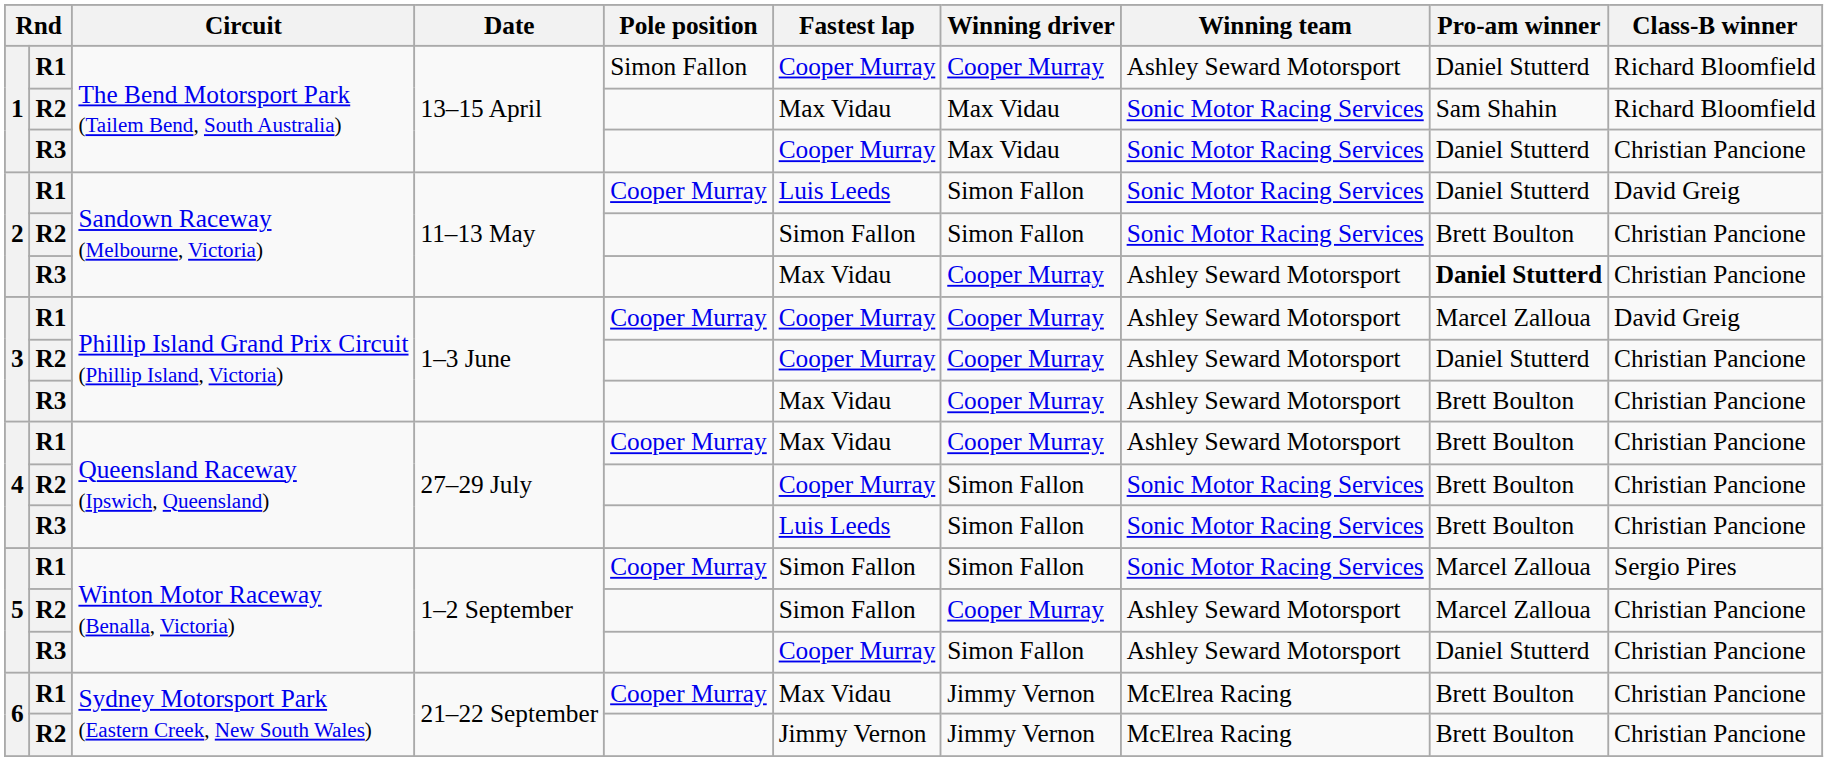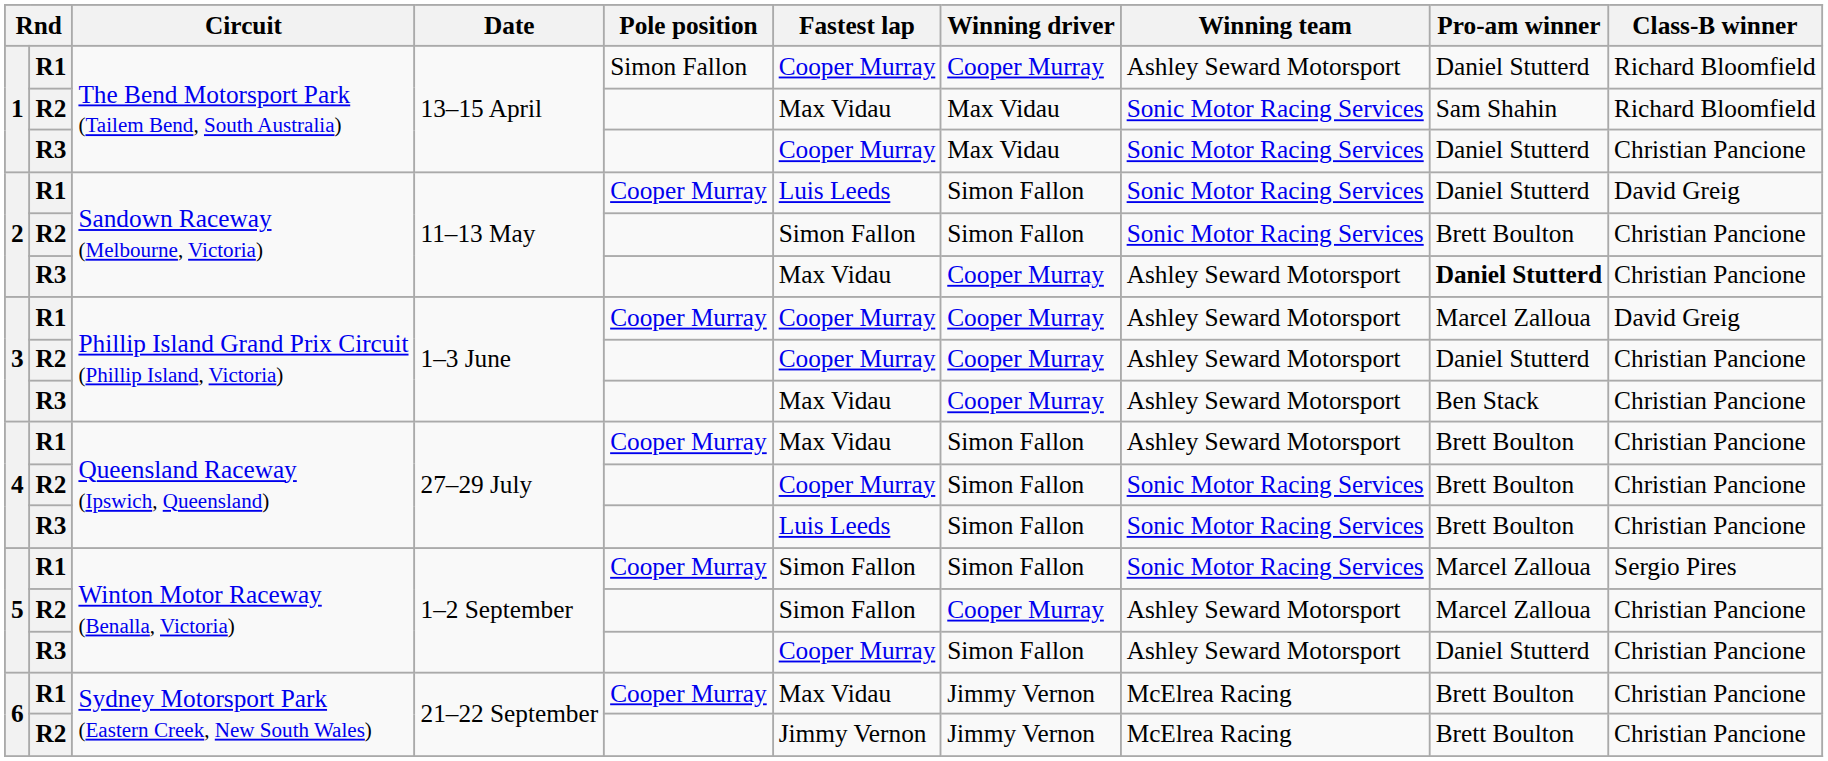(1505, 400) Brett Boulton -> (1487, 400) Ben Stack
(1026, 442) Cooper Murray -> (1016, 442) Simon Fallon
